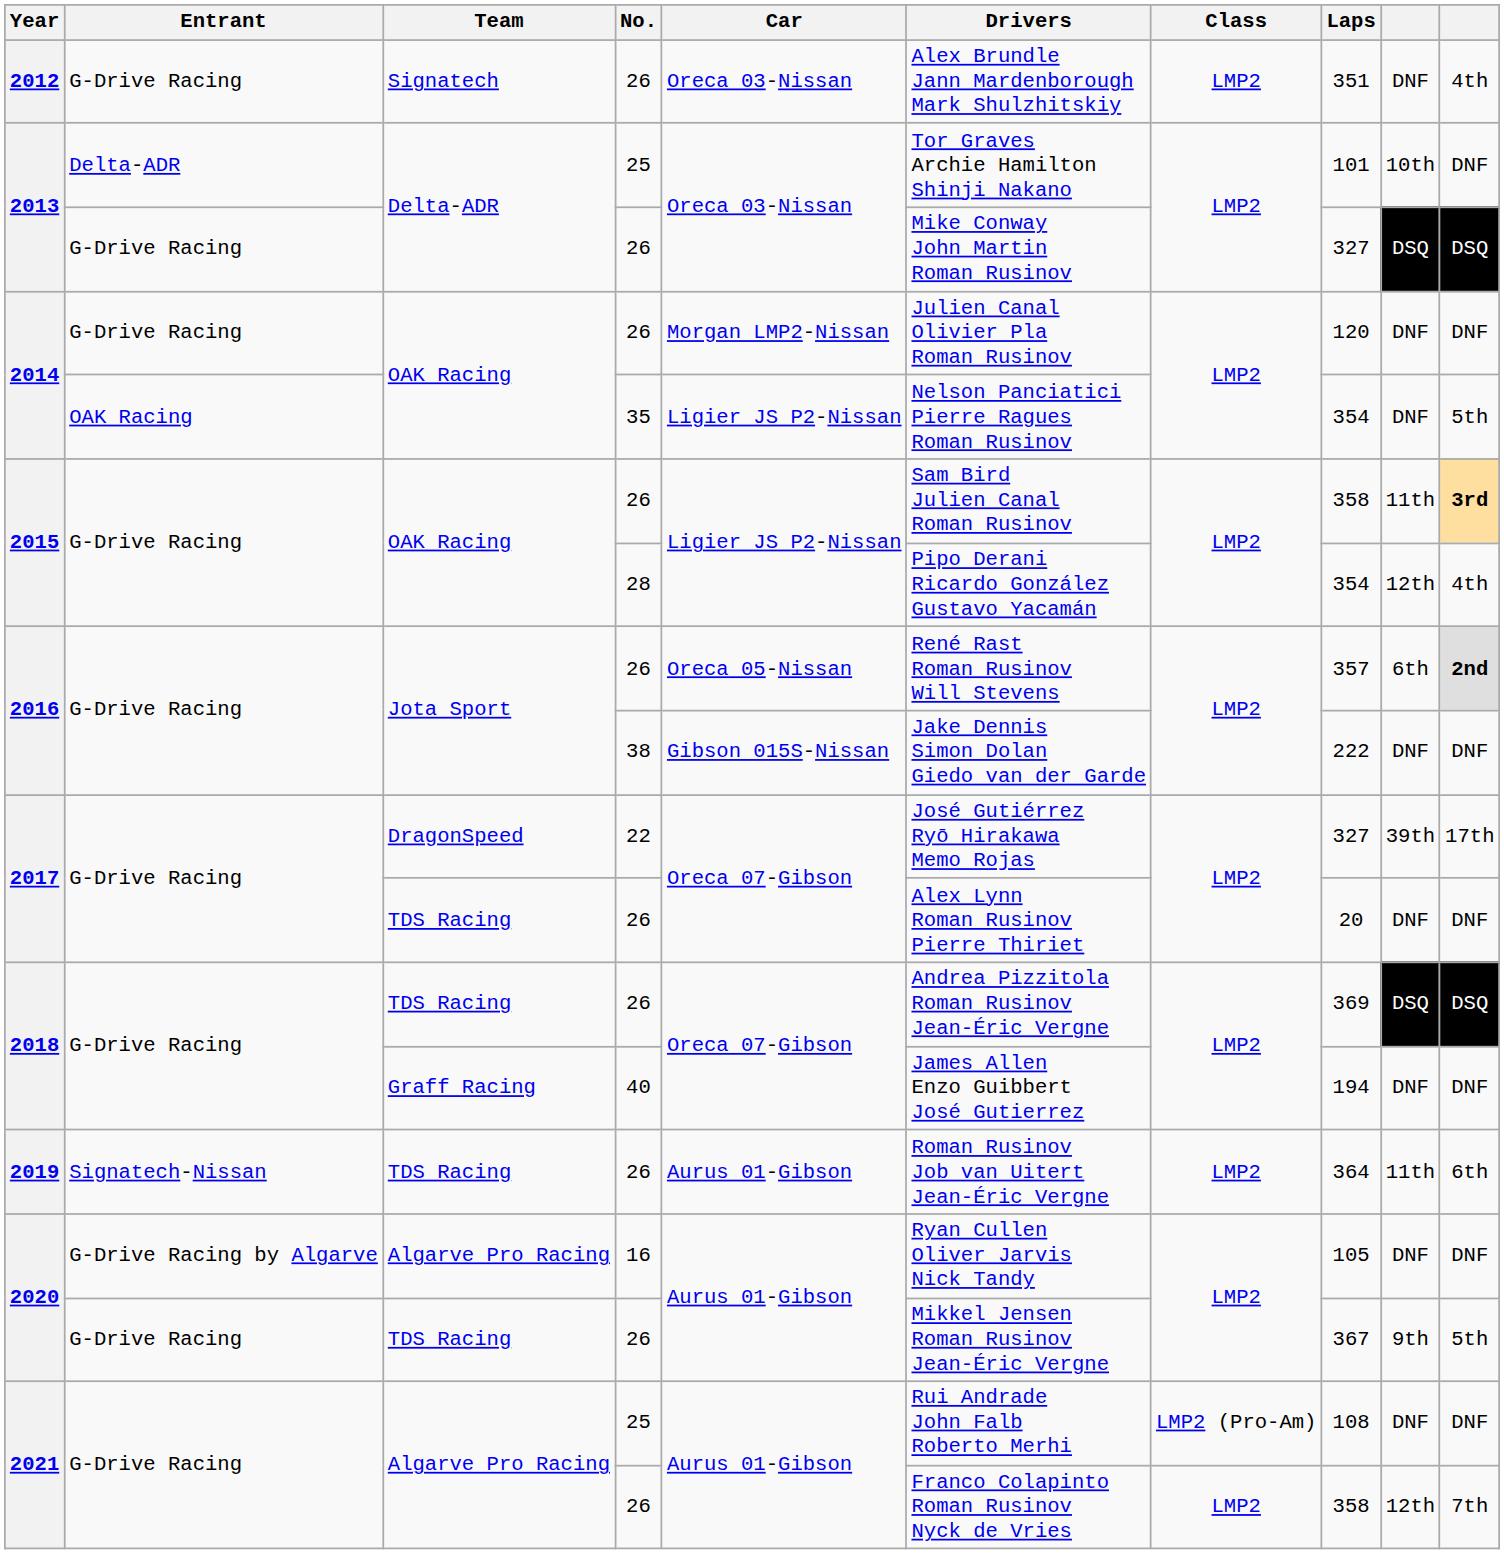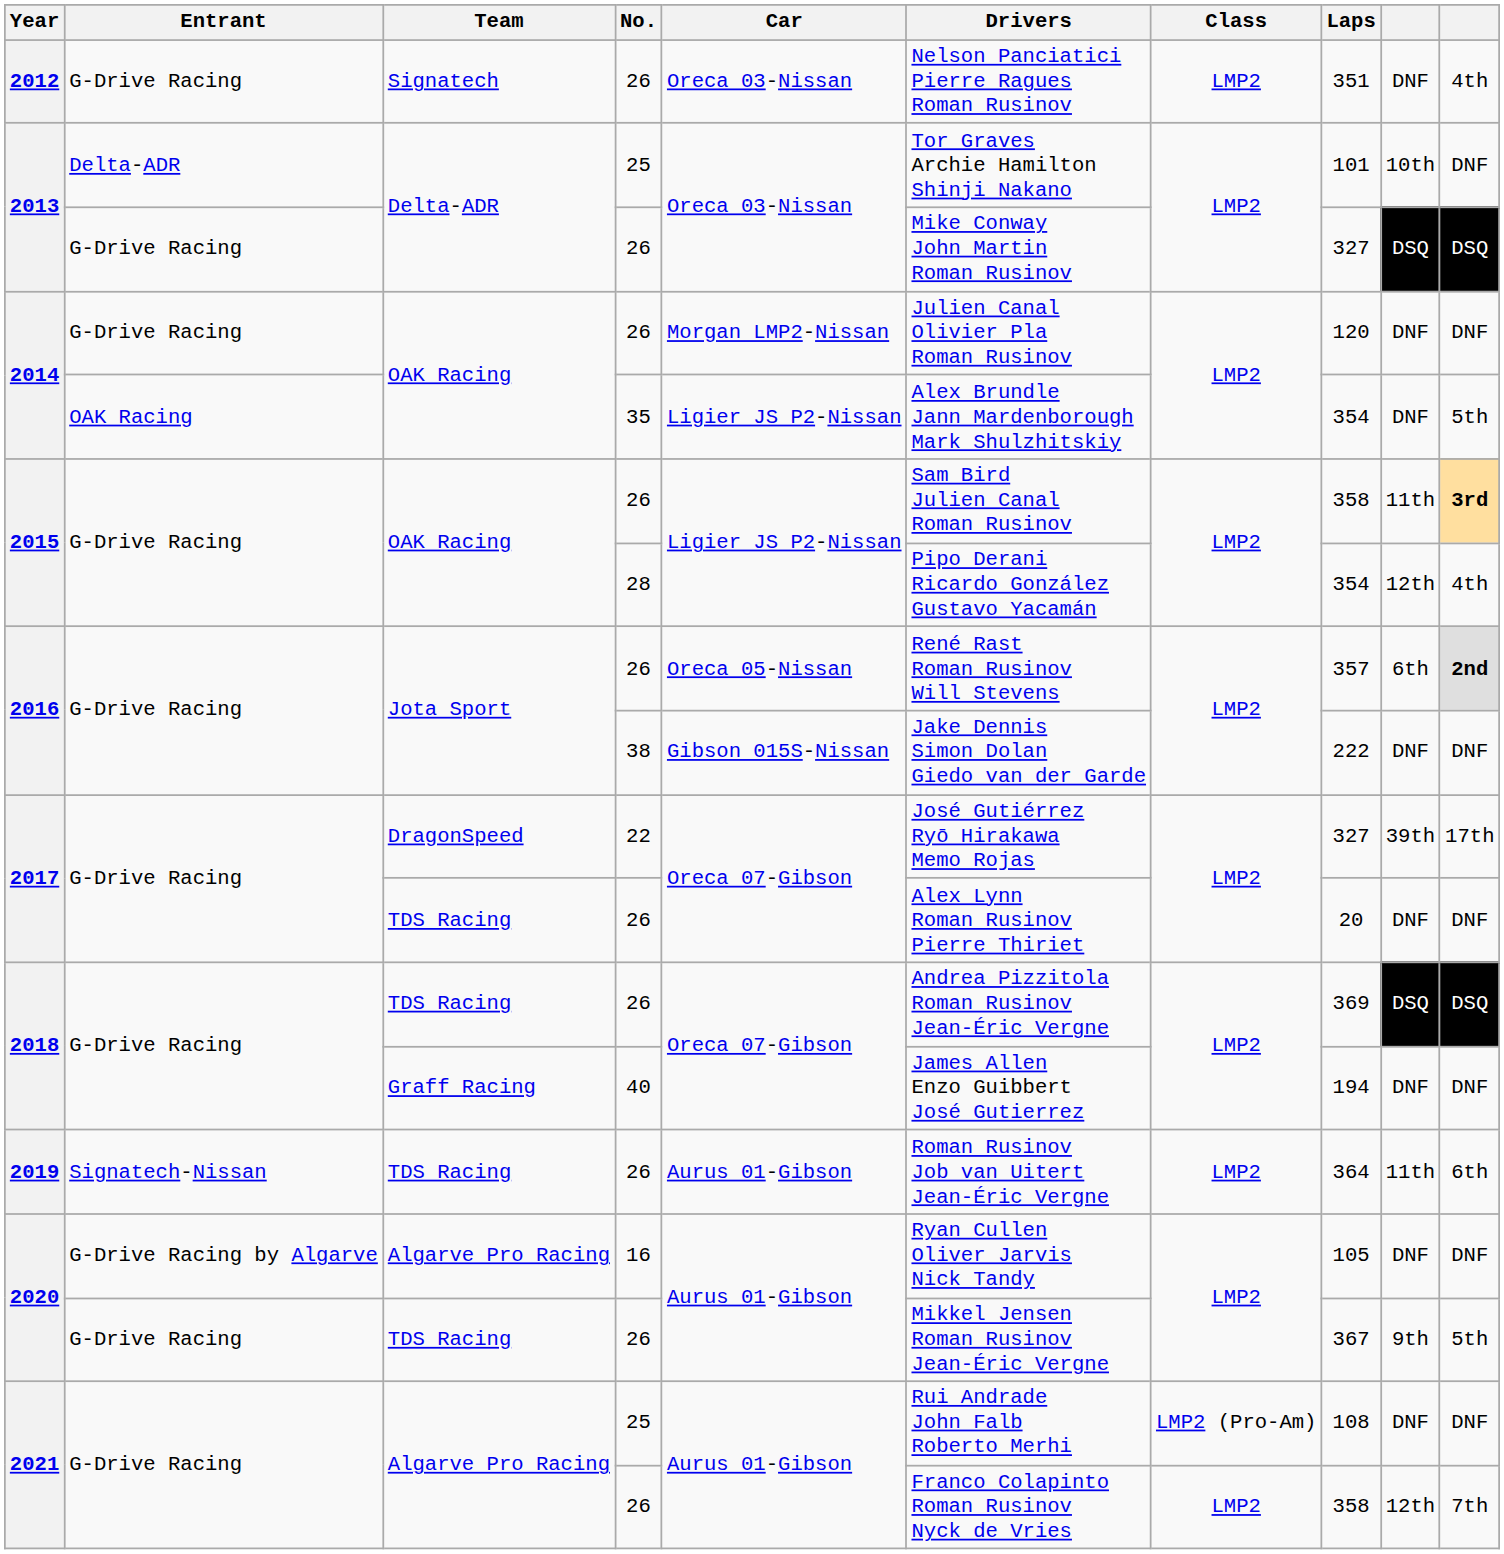(1023, 81) Alex Brundle Jann Mardenborough Mark Shulzhitskiy -> (1016, 81) Nelson Panciatici Pierre Ragues Roman Rusinov
(1016, 417) Nelson Panciatici Pierre Ragues Roman Rusinov -> (1023, 417) Alex Brundle Jann Mardenborough Mark Shulzhitskiy
